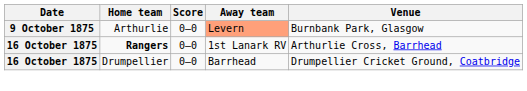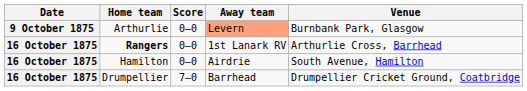+ row: (144, 61)
(188, 61) 0–0 -> (188, 78) 7–0
